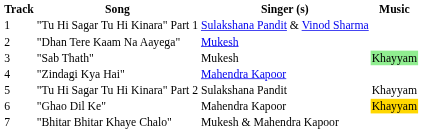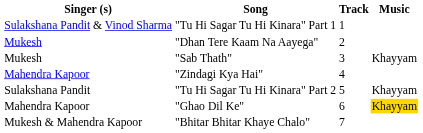columns swapped: (19, 9) <-> (285, 9)
(394, 58) lightgreen background -> (394, 58) no background
